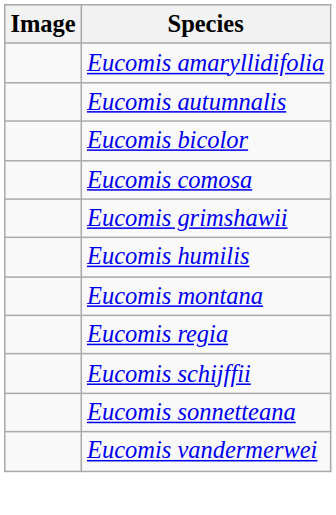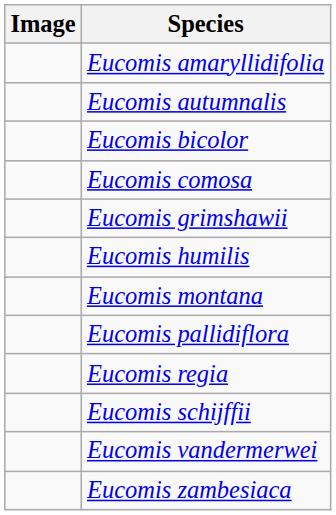+ row: (188, 334)
- row: (191, 412)
+ row: (189, 489)
